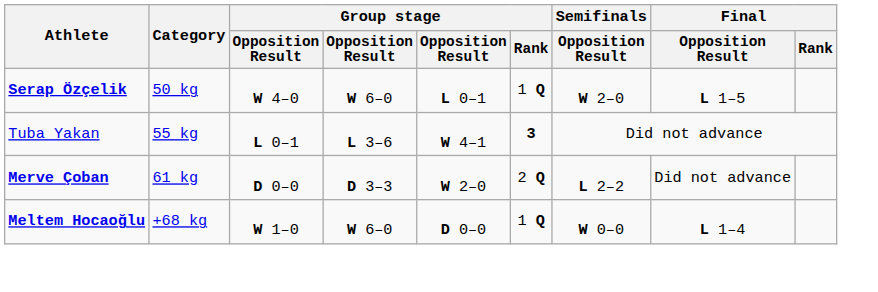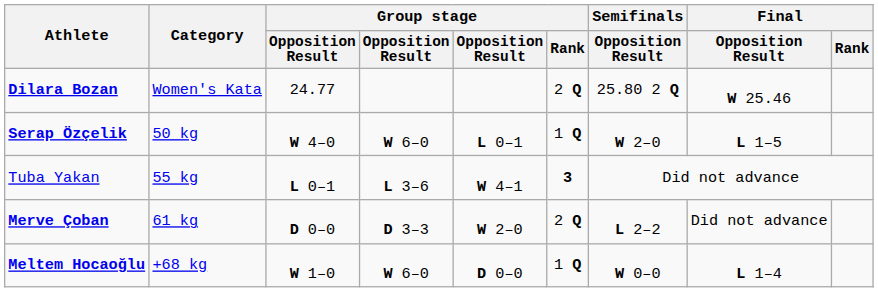+ row: (63, 90)
